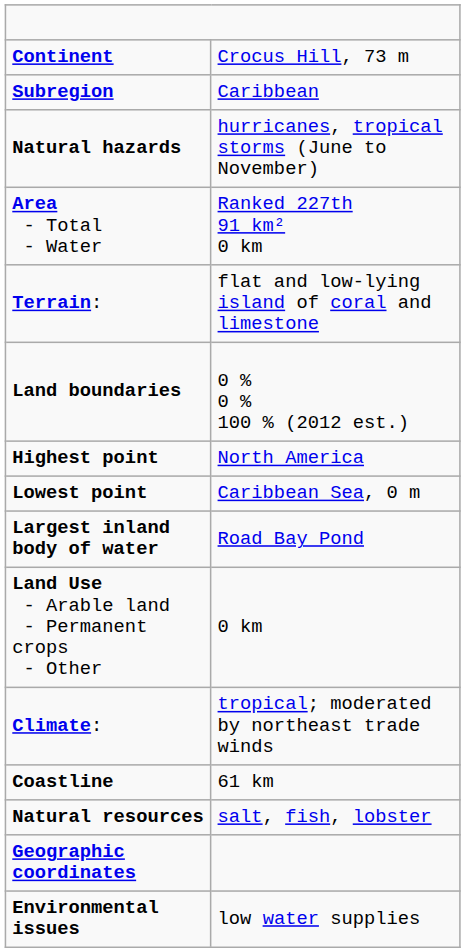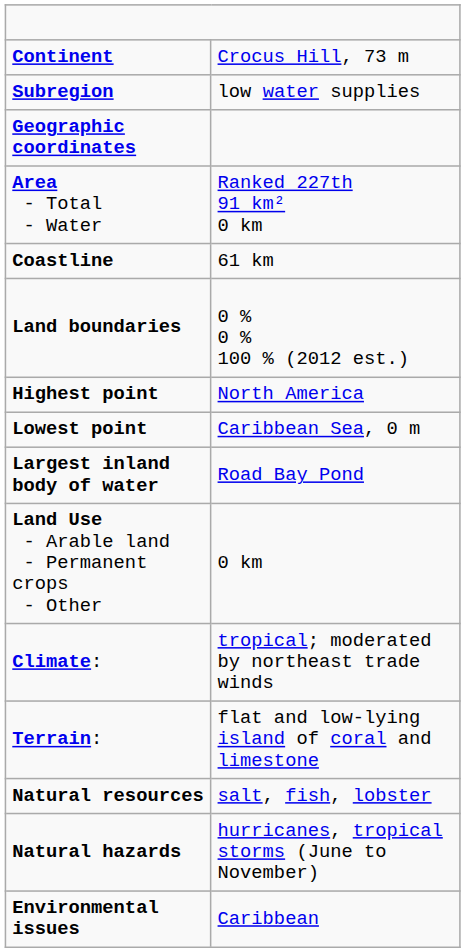(268, 93) Caribbean -> (319, 93) low water supplies
rows swapped: (74, 863) <-> (97, 149)
rows swapped: (63, 783) <-> (57, 304)
(319, 919) low water supplies -> (268, 919) Caribbean
